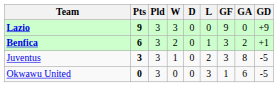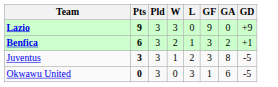- column: (192, 12)
